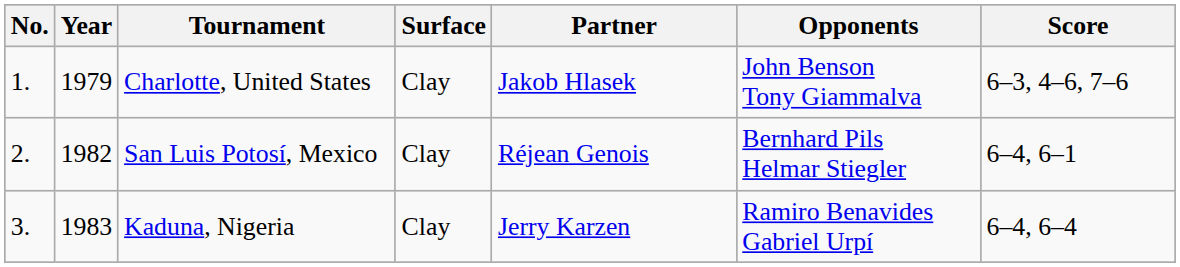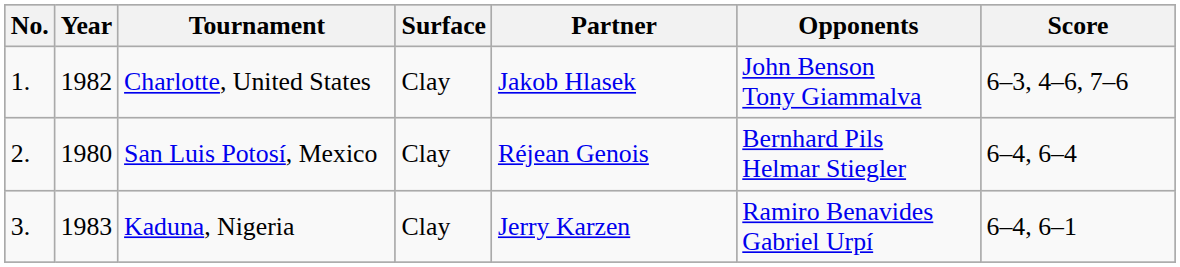(86, 81) 1979 -> (86, 81) 1982
(86, 153) 1982 -> (86, 153) 1980
(1032, 153) 6–4, 6–1 -> (1032, 153) 6–4, 6–4
(1032, 225) 6–4, 6–4 -> (1032, 225) 6–4, 6–1
